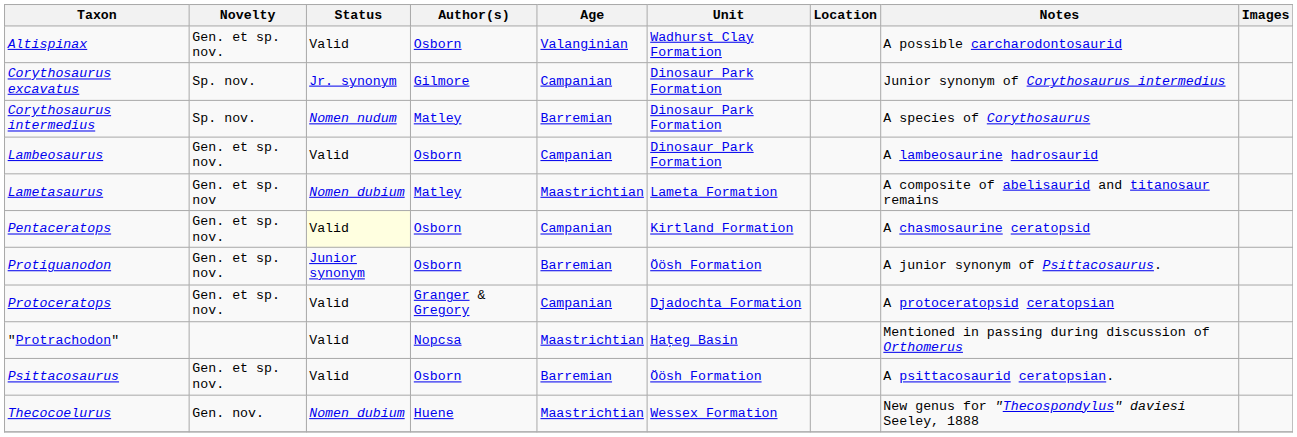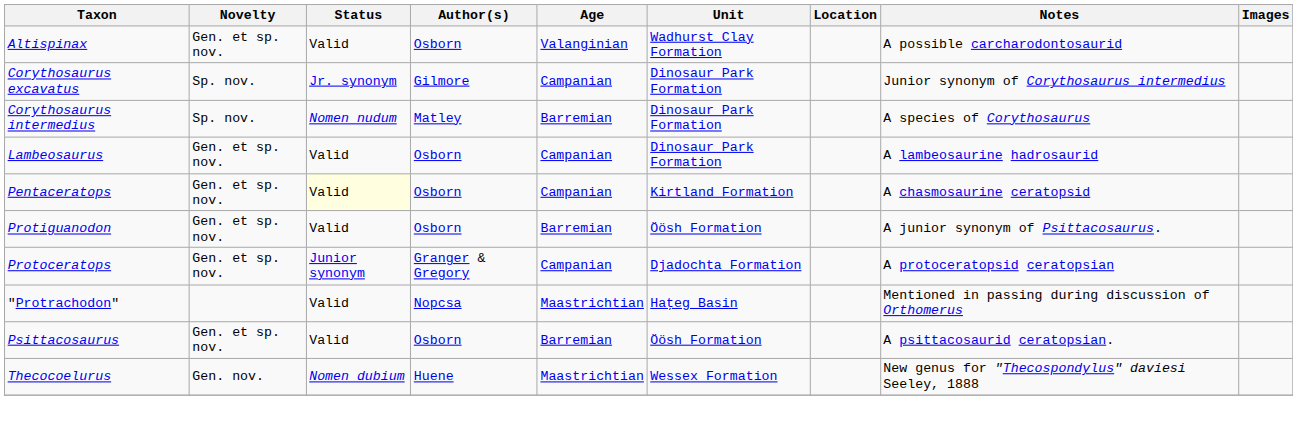- row: (55, 192)
(337, 266) Junior synonym -> (329, 229) Valid
(329, 303) Valid -> (337, 266) Junior synonym
